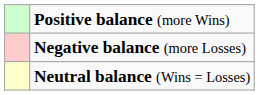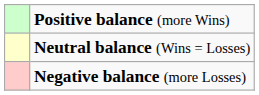rows swapped: (142, 76) <-> (140, 47)
